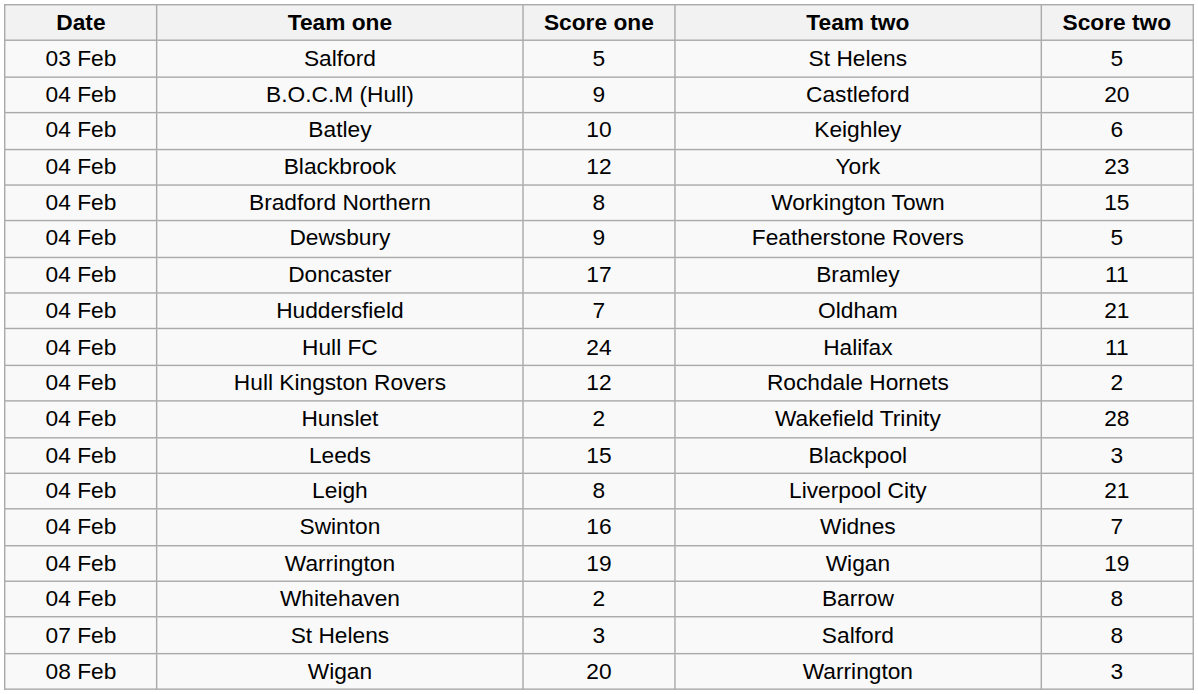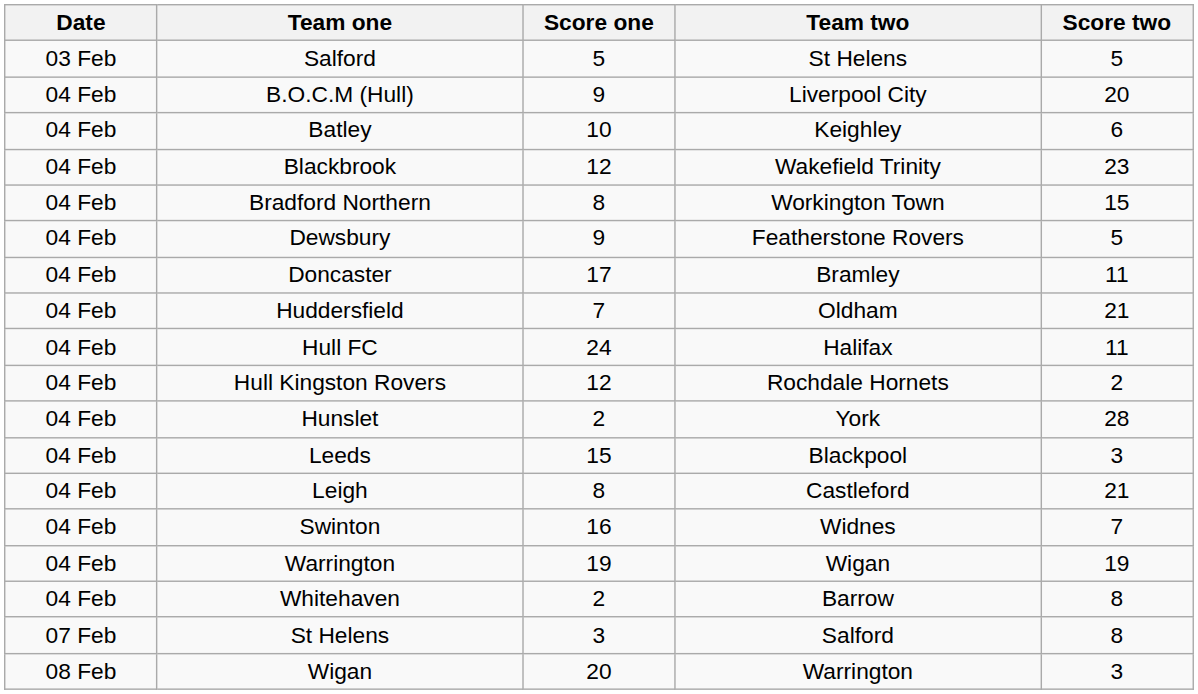(858, 94) Castleford -> (858, 94) Liverpool City
(858, 166) York -> (858, 166) Wakefield Trinity
(858, 418) Wakefield Trinity -> (858, 418) York
(858, 490) Liverpool City -> (858, 490) Castleford
